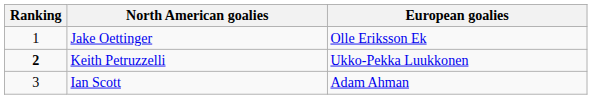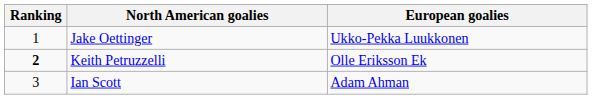(379, 37) Olle Eriksson Ek -> (399, 37) Ukko-Pekka Luukkonen
(399, 60) Ukko-Pekka Luukkonen -> (379, 60) Olle Eriksson Ek
